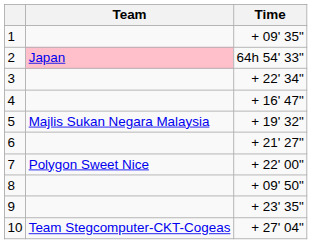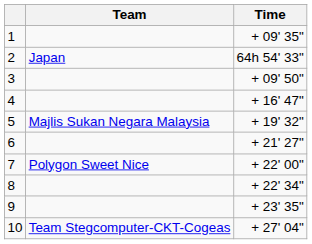(47, 57) pink background -> (47, 57) no background
(277, 79) + 22' 34" -> (277, 79) + 09' 50"
(277, 185) + 09' 50" -> (277, 185) + 22' 34"
